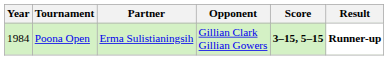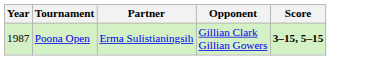- column: (355, 14)
(18, 39) 1984 -> (18, 39) 1987
